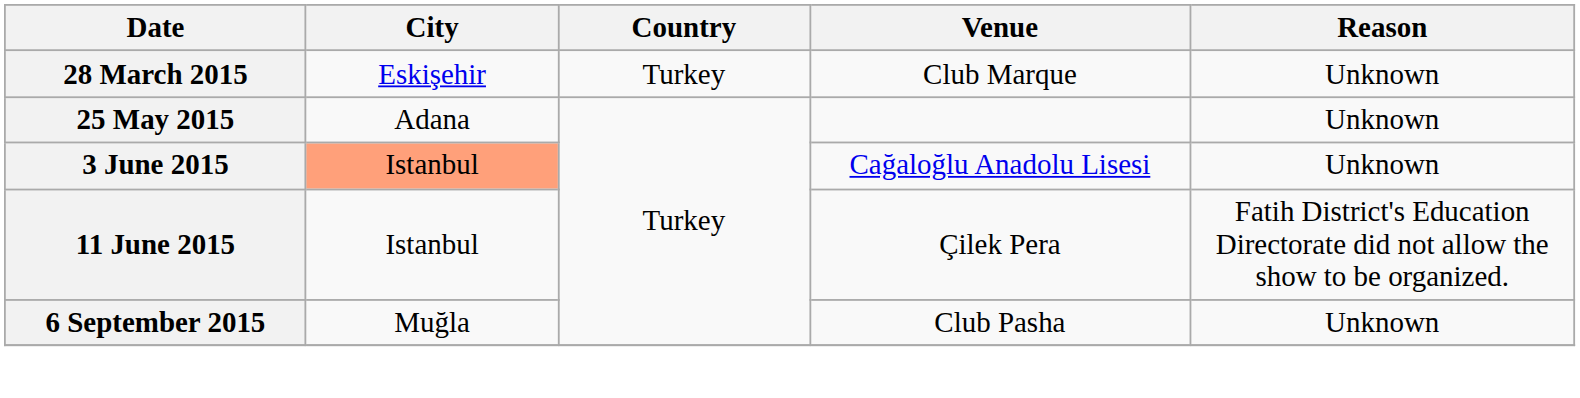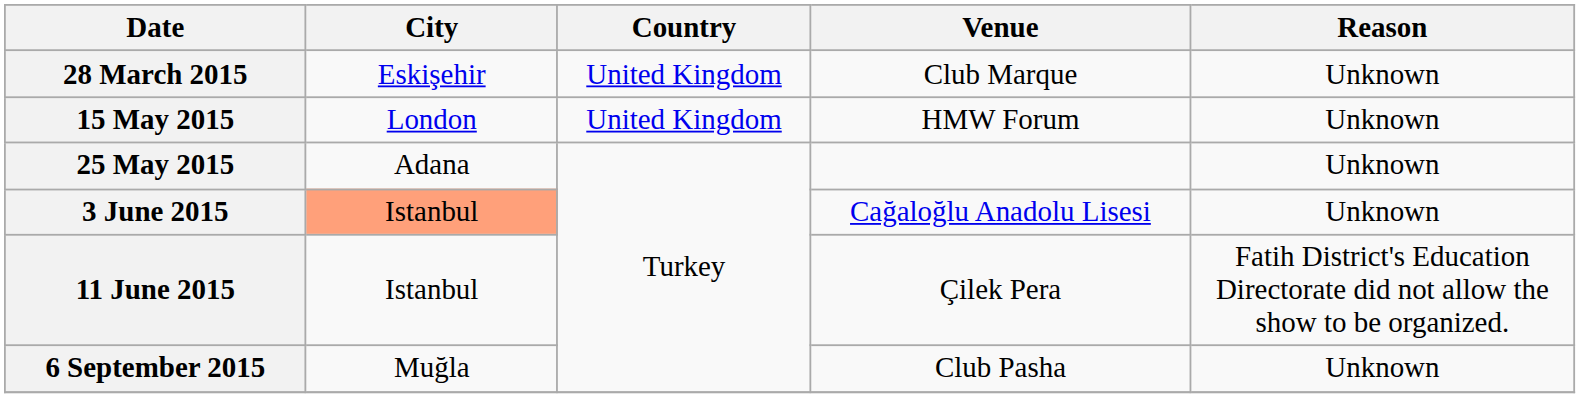(684, 73) Turkey -> (684, 73) United Kingdom
+ row: (155, 119)
